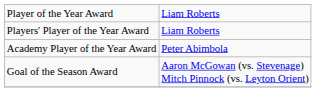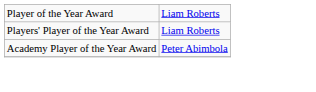- row: (62, 72)
